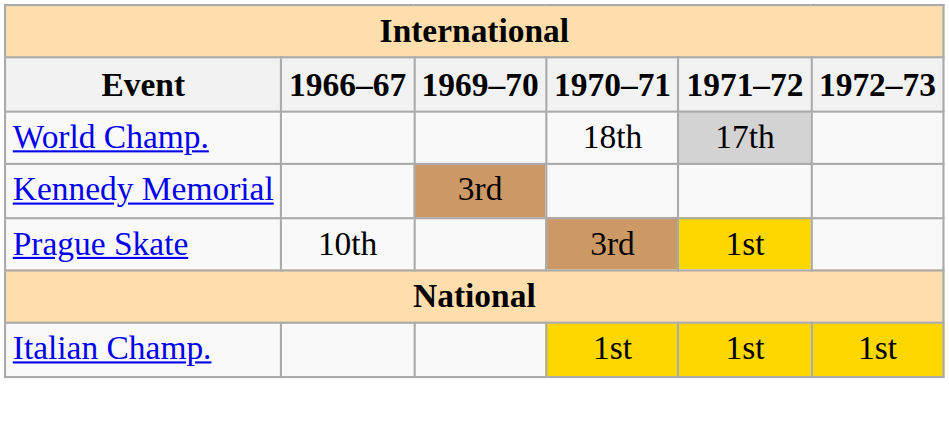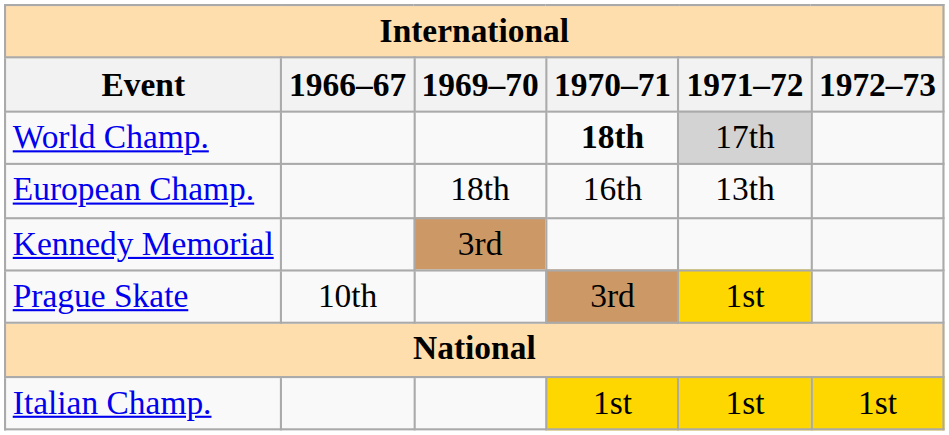(613, 137) normal -> (613, 137) bold
+ row: (133, 190)
